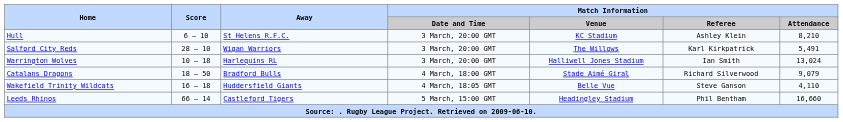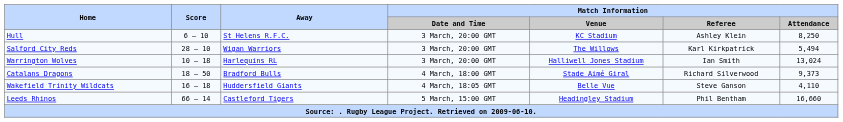(809, 36) 8,210 -> (809, 36) 8,250
(809, 48) 5,491 -> (809, 48) 5,494
(809, 73) 9,079 -> (809, 73) 9,373
